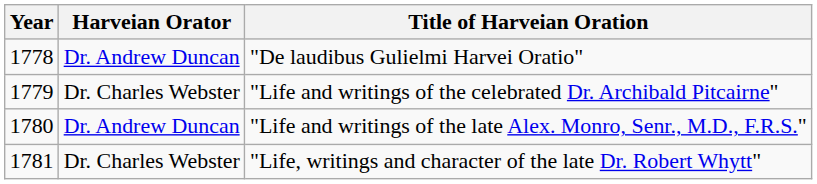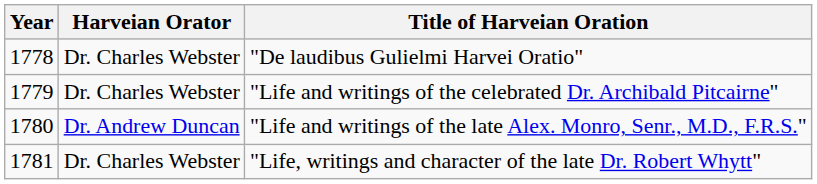(152, 56) Dr. Andrew Duncan -> (152, 56) Dr. Charles Webster
